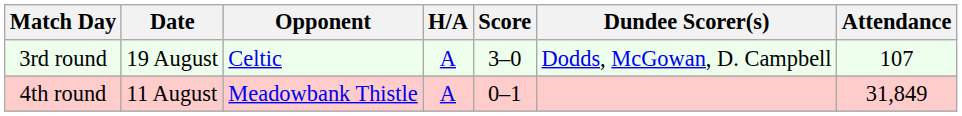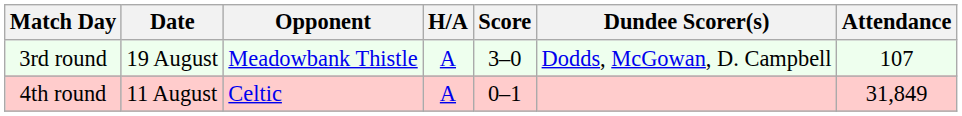(255, 57) Celtic -> (323, 57) Meadowbank Thistle
(323, 93) Meadowbank Thistle -> (255, 93) Celtic
